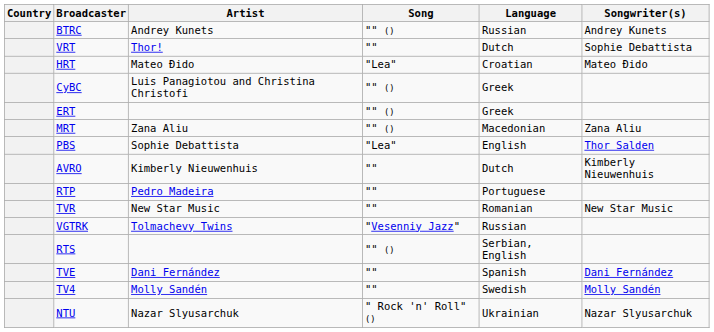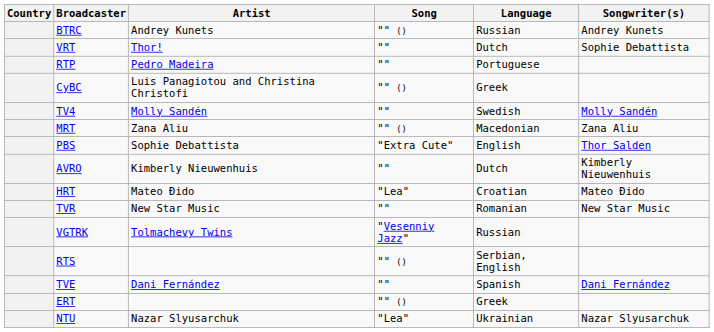rows swapped: (66, 64) <-> (66, 192)
rows swapped: (66, 111) <-> (66, 290)
(381, 145) "Lea" -> (415, 145) "Extra Cute"
(416, 313) " Rock 'n' Roll" () -> (393, 319) "Lea"
